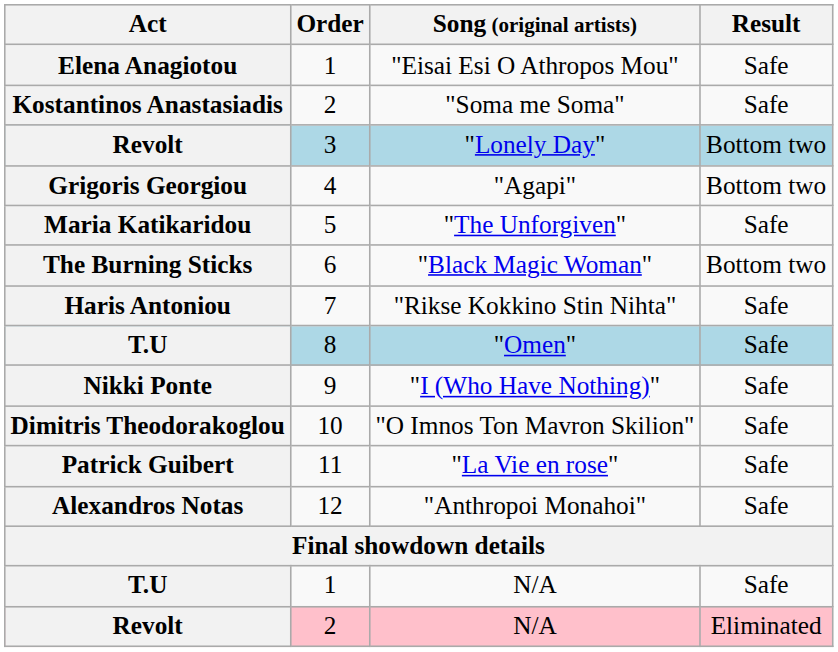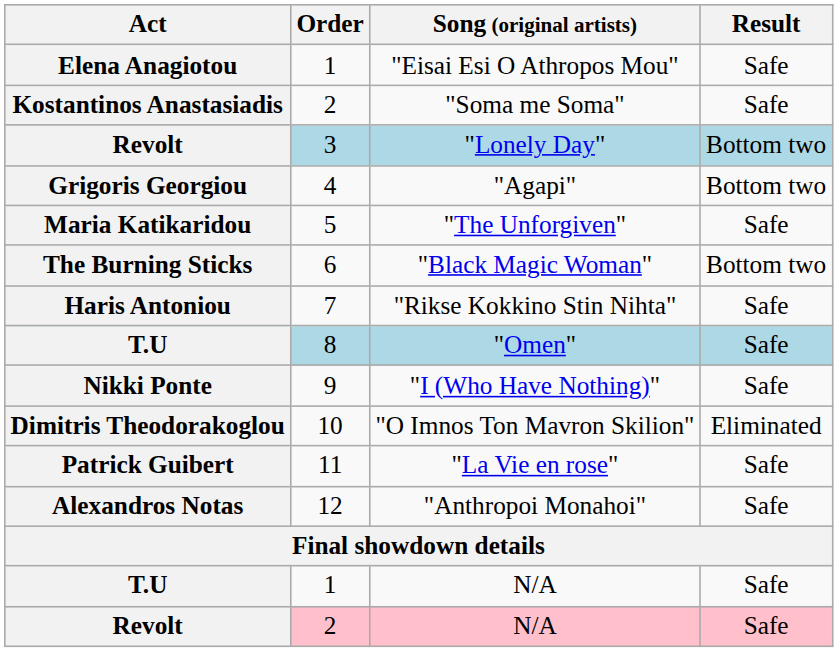(766, 425) Safe -> (766, 425) Eliminated
(766, 625) Eliminated -> (766, 625) Safe
